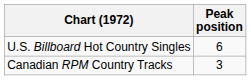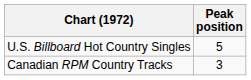(219, 46) 6 -> (219, 46) 5
